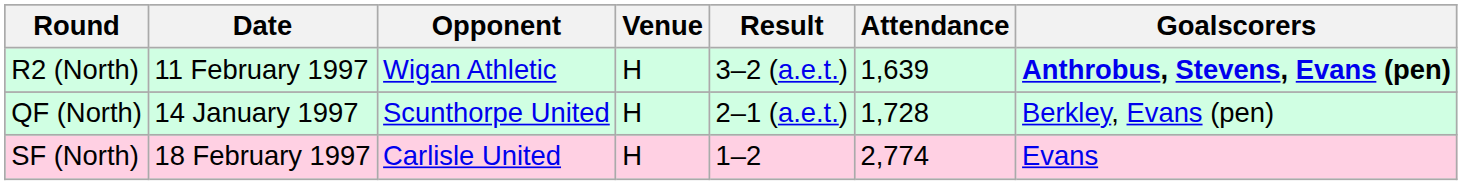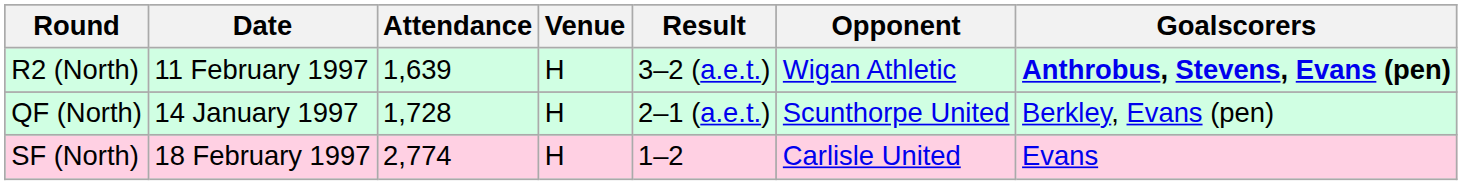columns swapped: (496, 26) <-> (935, 26)
